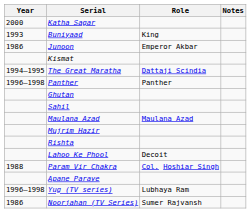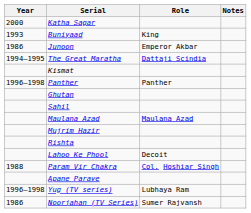rows swapped: (61, 58) <-> (85, 70)
